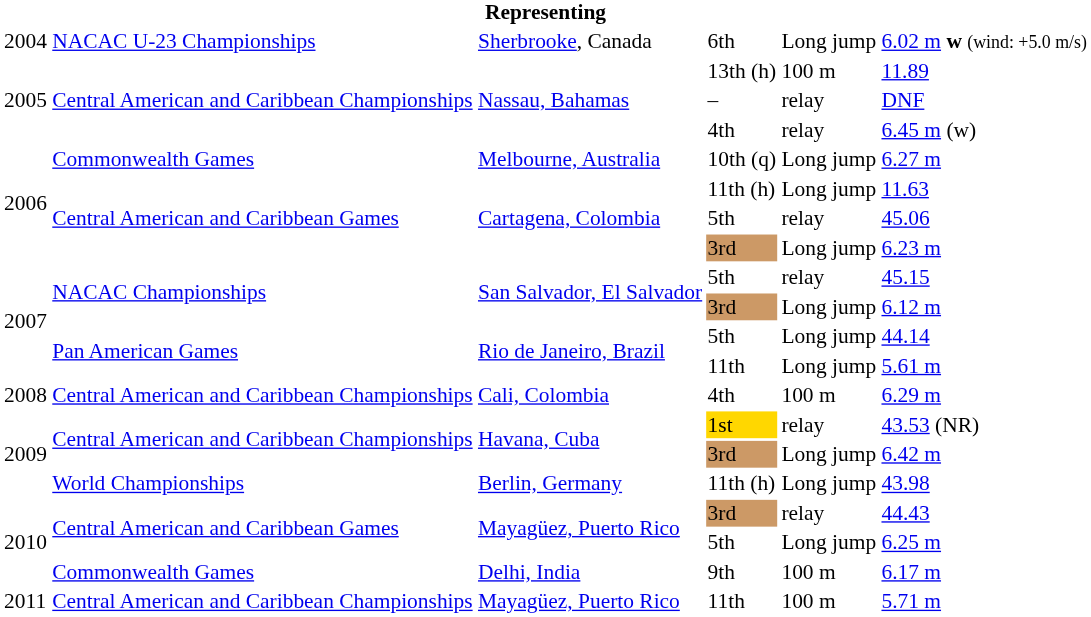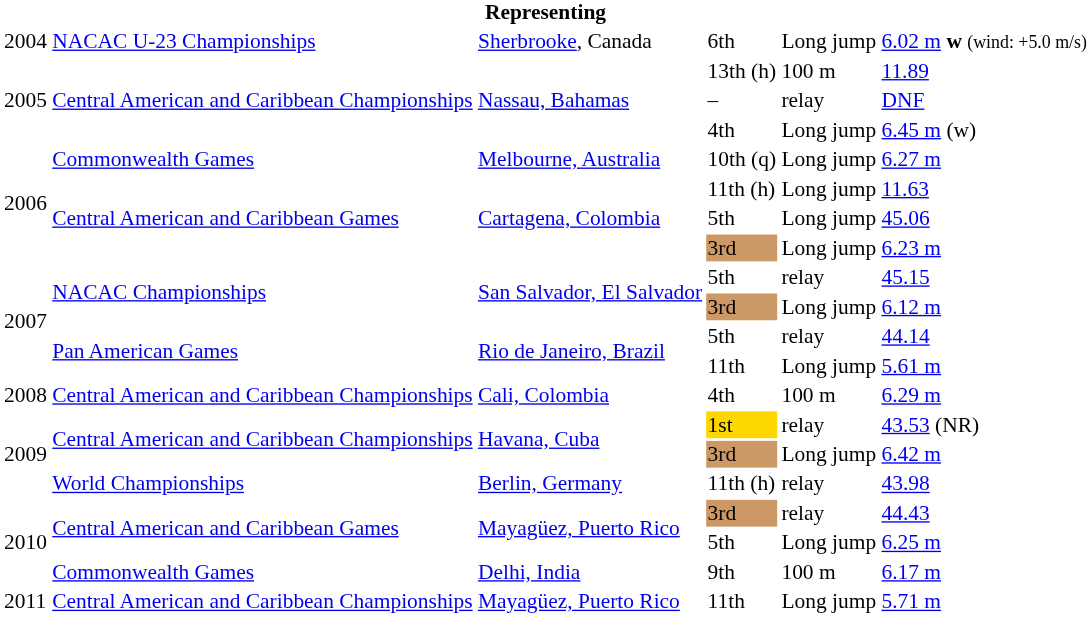(803, 129) relay -> (829, 129) Long jump
(803, 218) relay -> (829, 218) Long jump
(829, 336) Long jump -> (803, 336) relay
(829, 483) Long jump -> (803, 483) relay
(809, 601) 100 m -> (829, 601) Long jump
